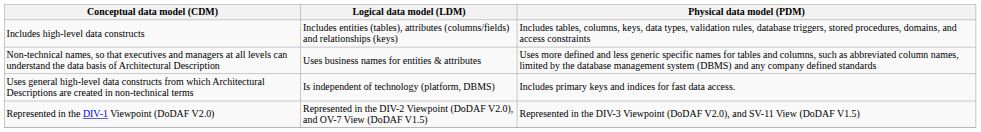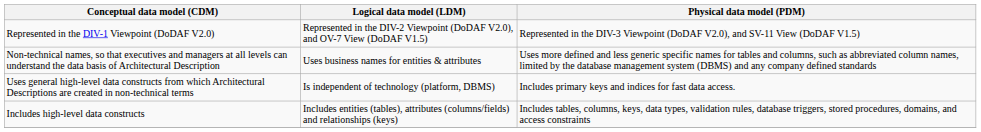rows swapped: (76, 33) <-> (110, 114)
